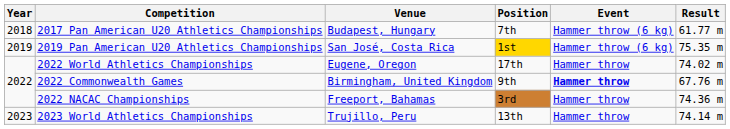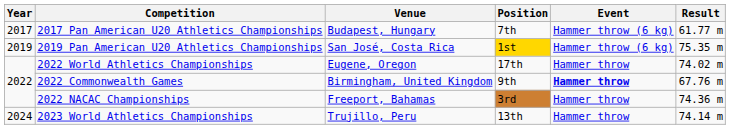(20, 30) 2018 -> (20, 30) 2017
(20, 116) 2023 -> (20, 116) 2024
